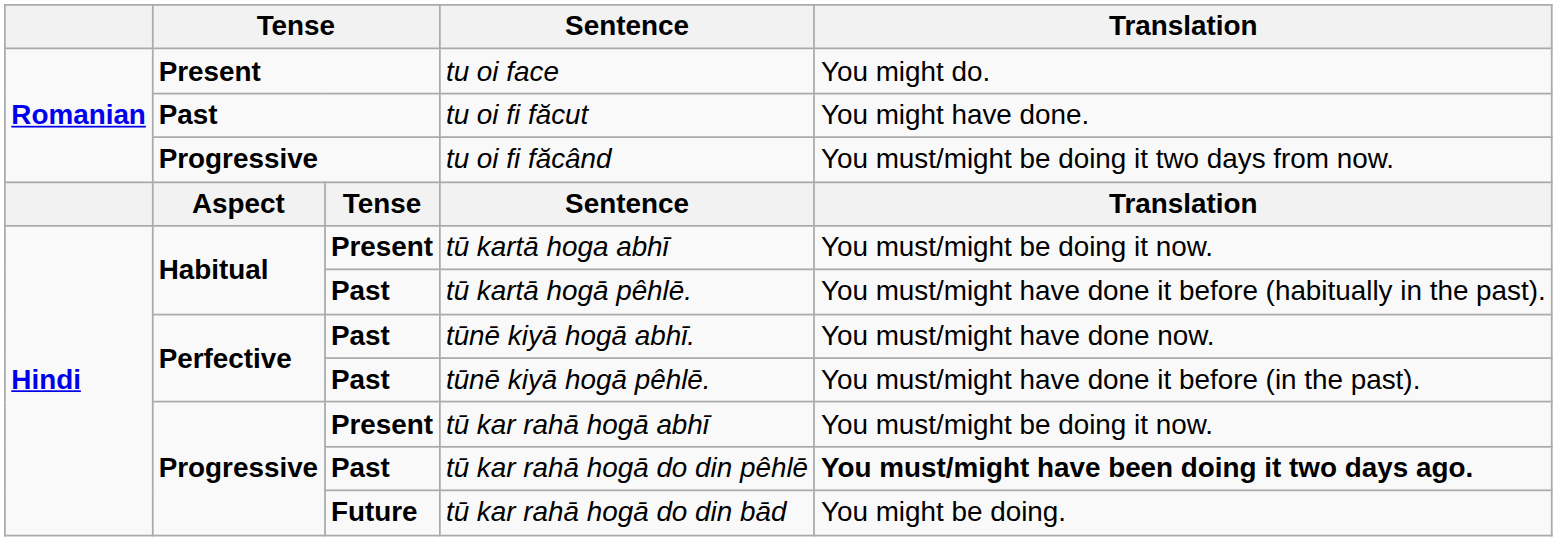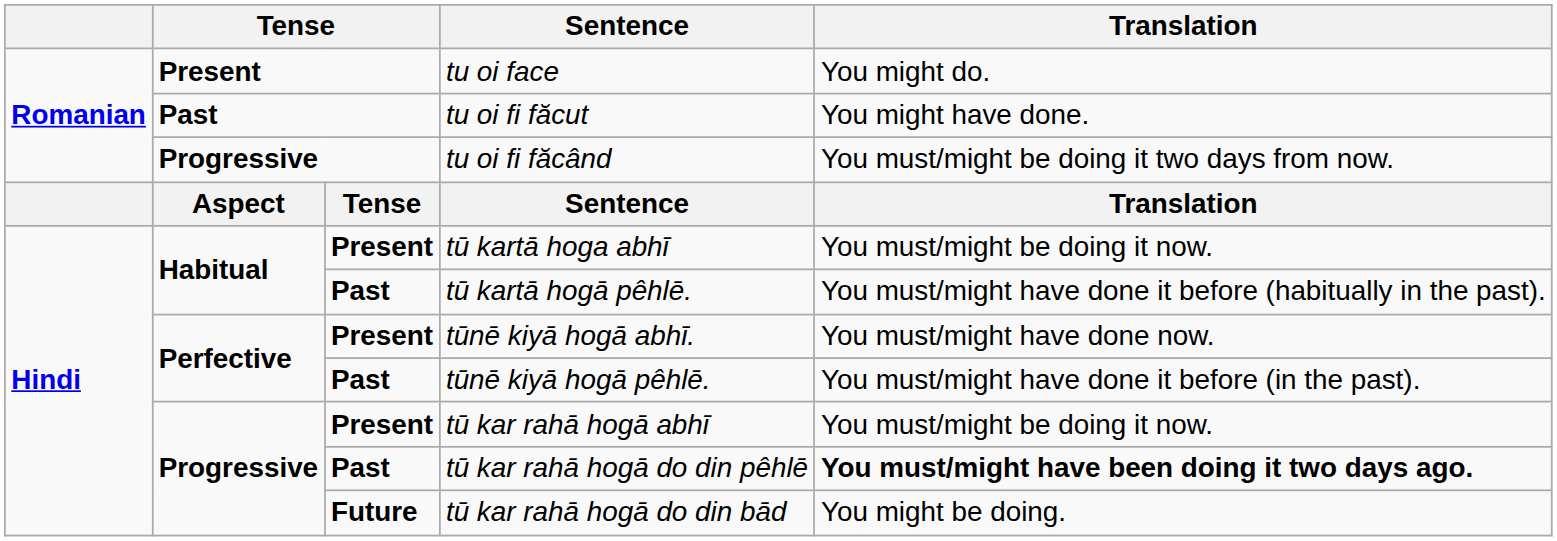(360, 335) Past -> (382, 335) Present
